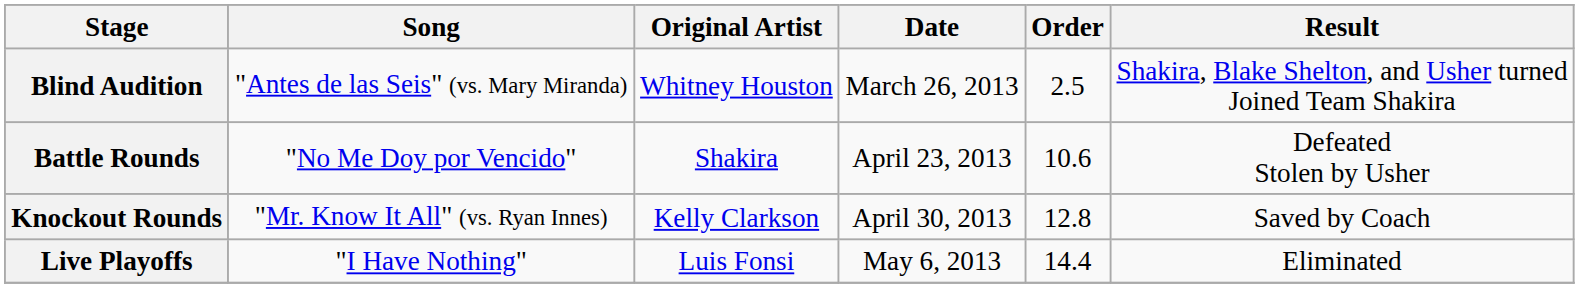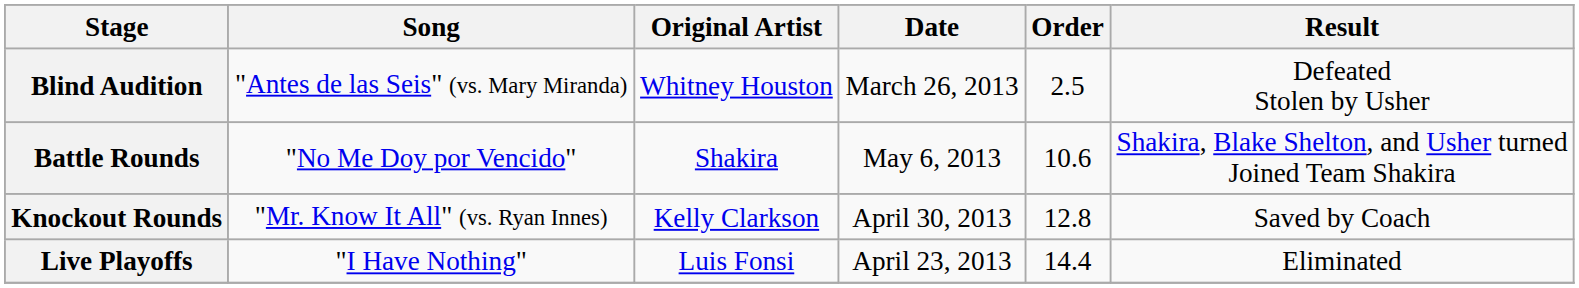(1342, 85) Shakira, Blake Shelton, and Usher turned Joined Team Shakira -> (1342, 85) Defeated Stolen by Usher
(932, 158) April 23, 2013 -> (932, 158) May 6, 2013
(1342, 158) Defeated Stolen by Usher -> (1342, 158) Shakira, Blake Shelton, and Usher turned Joined Team Shakira
(932, 261) May 6, 2013 -> (932, 261) April 23, 2013
